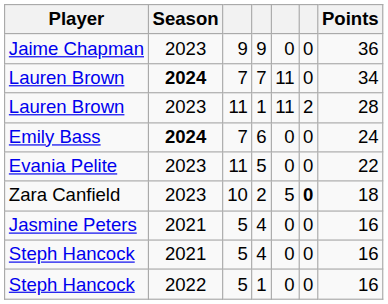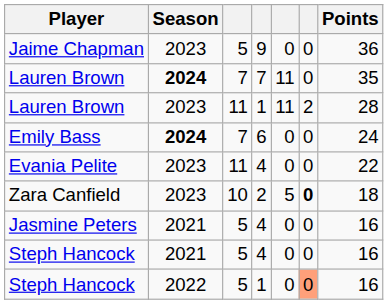(243, 48) 9 -> (243, 48) 5
(368, 78) 34 -> (368, 78) 35
(262, 166) 5 -> (262, 166) 4
(308, 284) no background -> (308, 284) lightsalmon background
